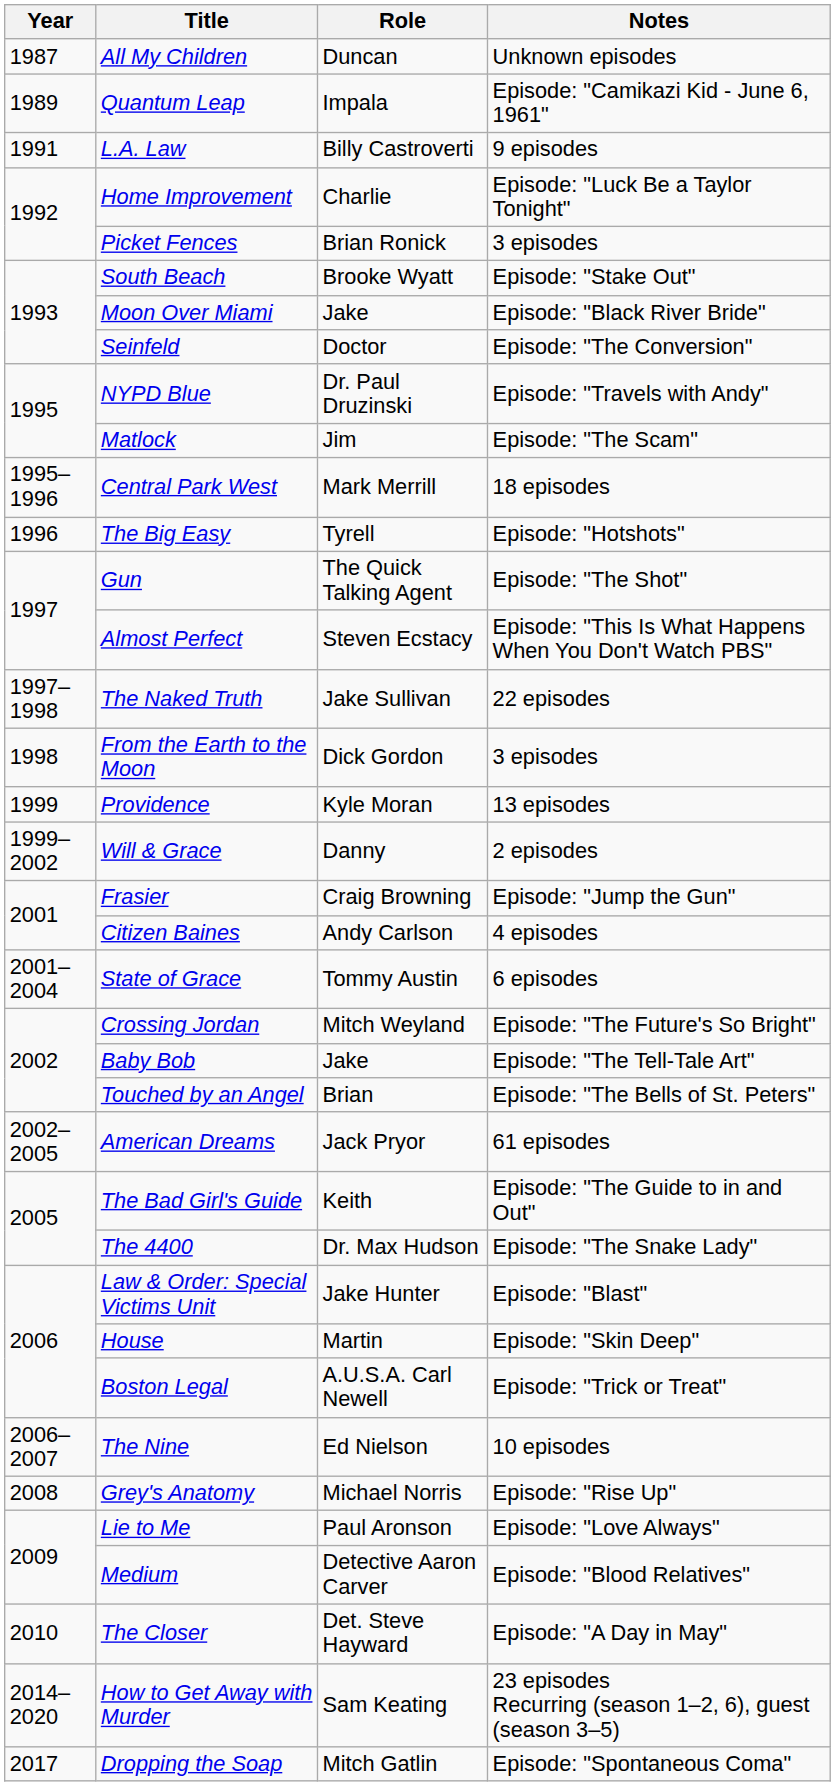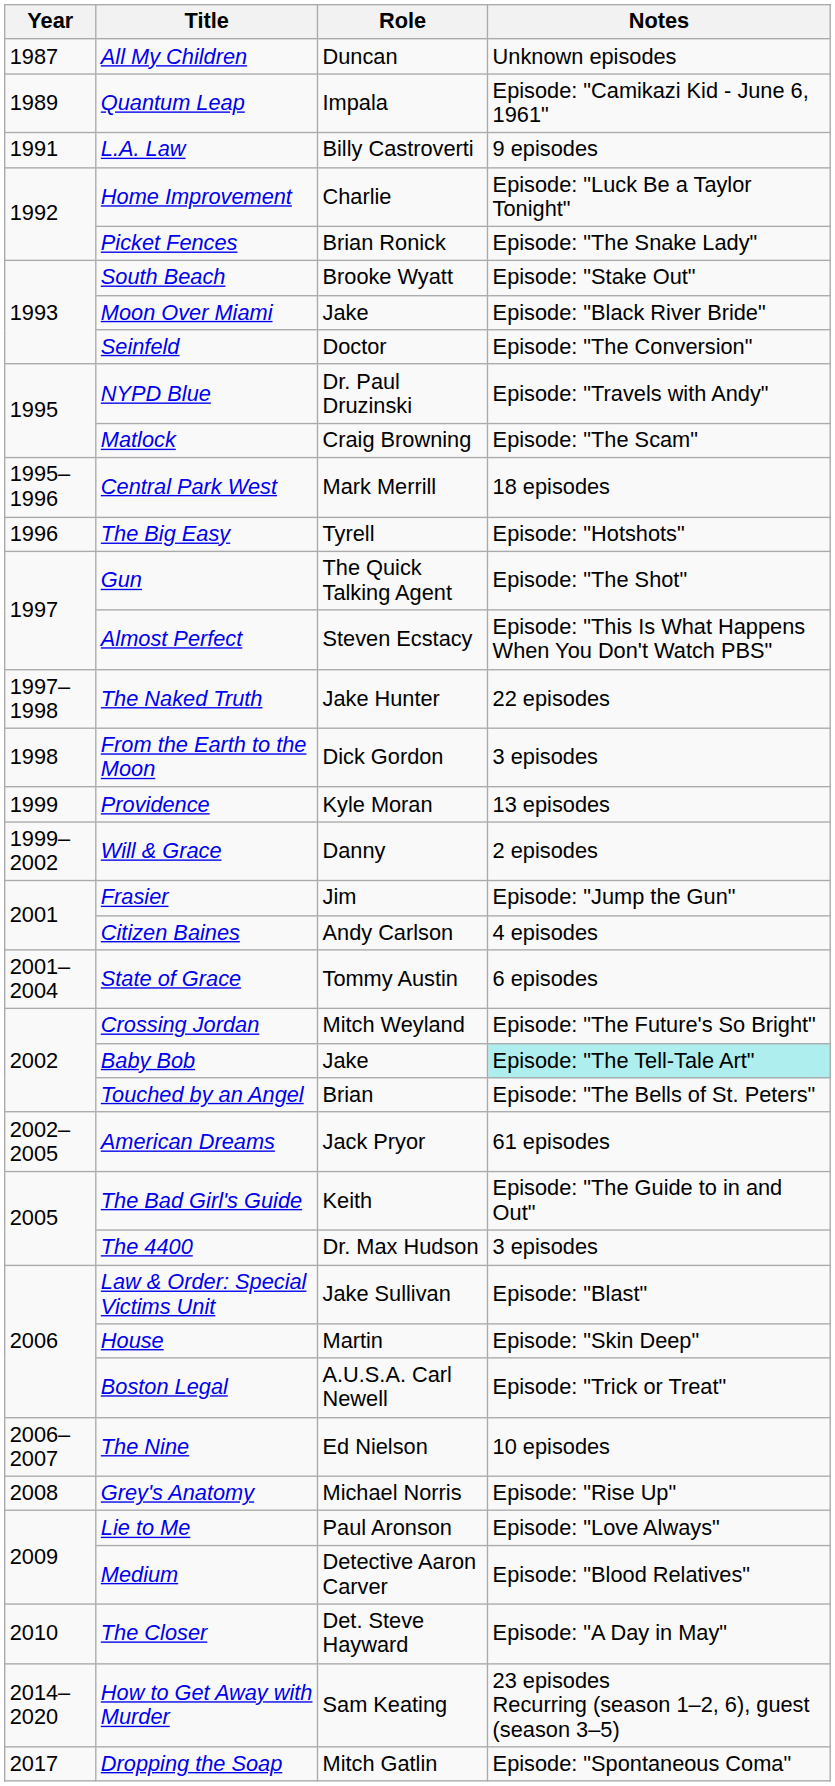(545, 243) 3 episodes -> (625, 243) Episode: "The Snake Lady"
(339, 440) Jim -> (397, 440) Craig Browning
(387, 698) Jake Sullivan -> (381, 698) Jake Hunter
(397, 897) Craig Browning -> (339, 897) Jim
(624, 1060) no background -> (624, 1060) paleturquoise background
(625, 1247) Episode: "The Snake Lady" -> (545, 1247) 3 episodes
(381, 1294) Jake Hunter -> (387, 1294) Jake Sullivan
